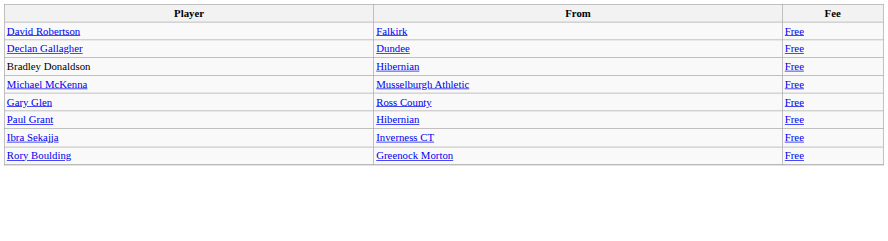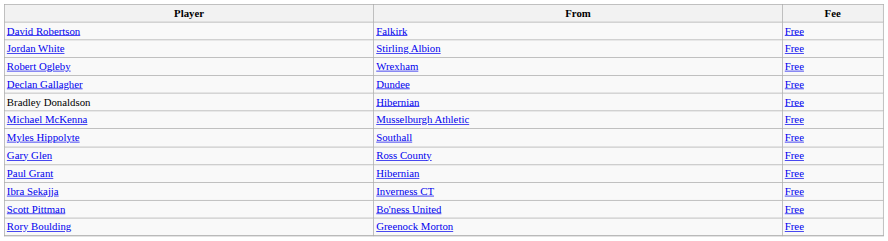+ row: (36, 49)
+ row: (39, 66)
+ row: (43, 138)
+ row: (36, 209)
